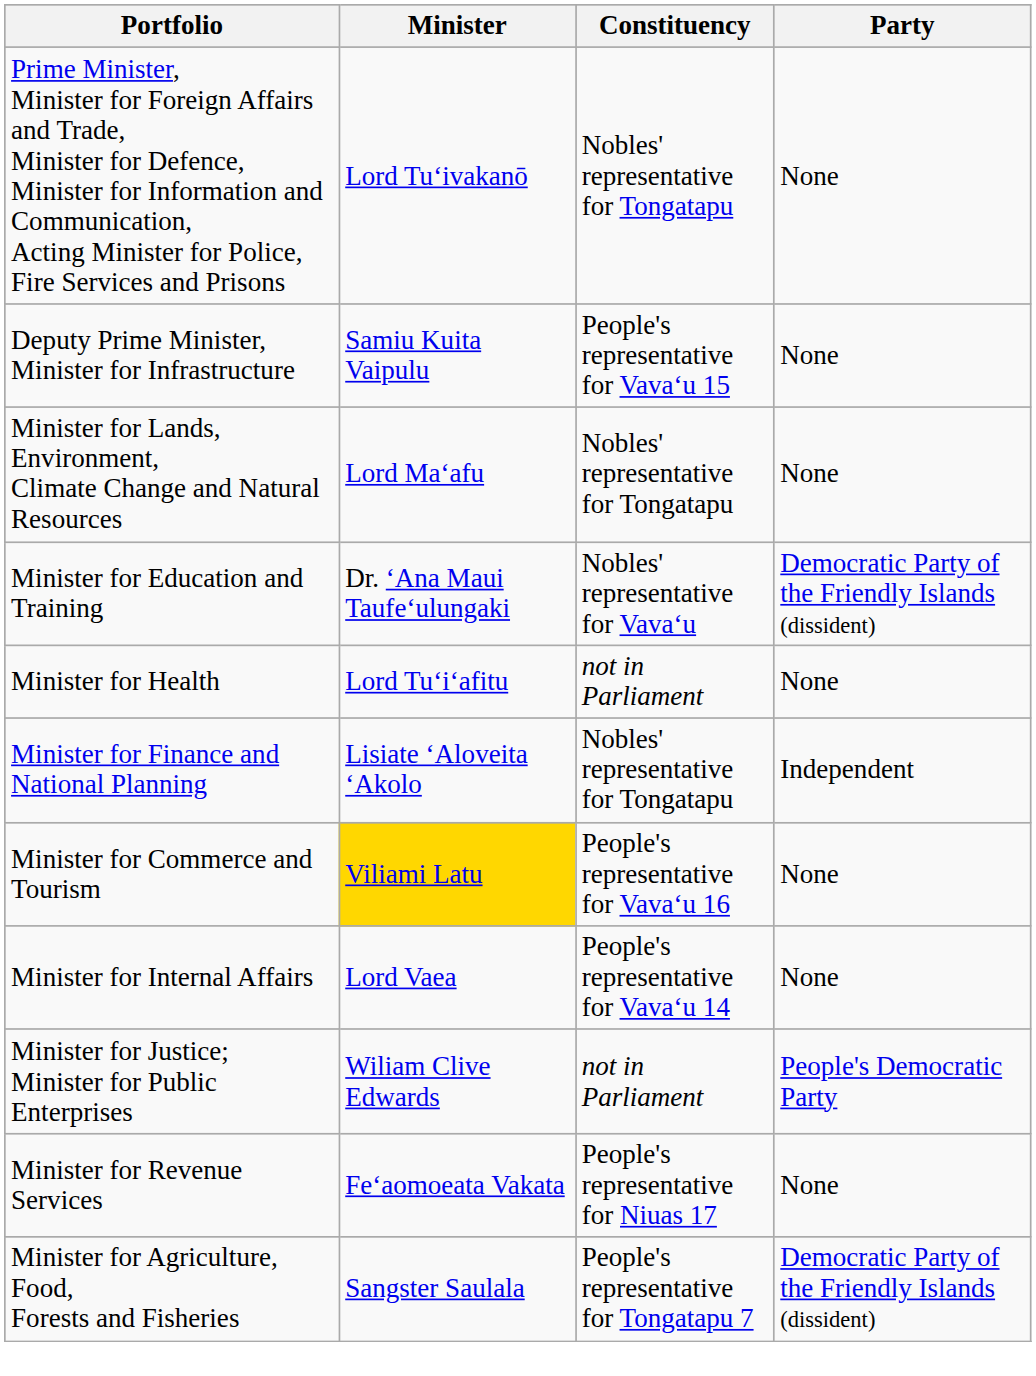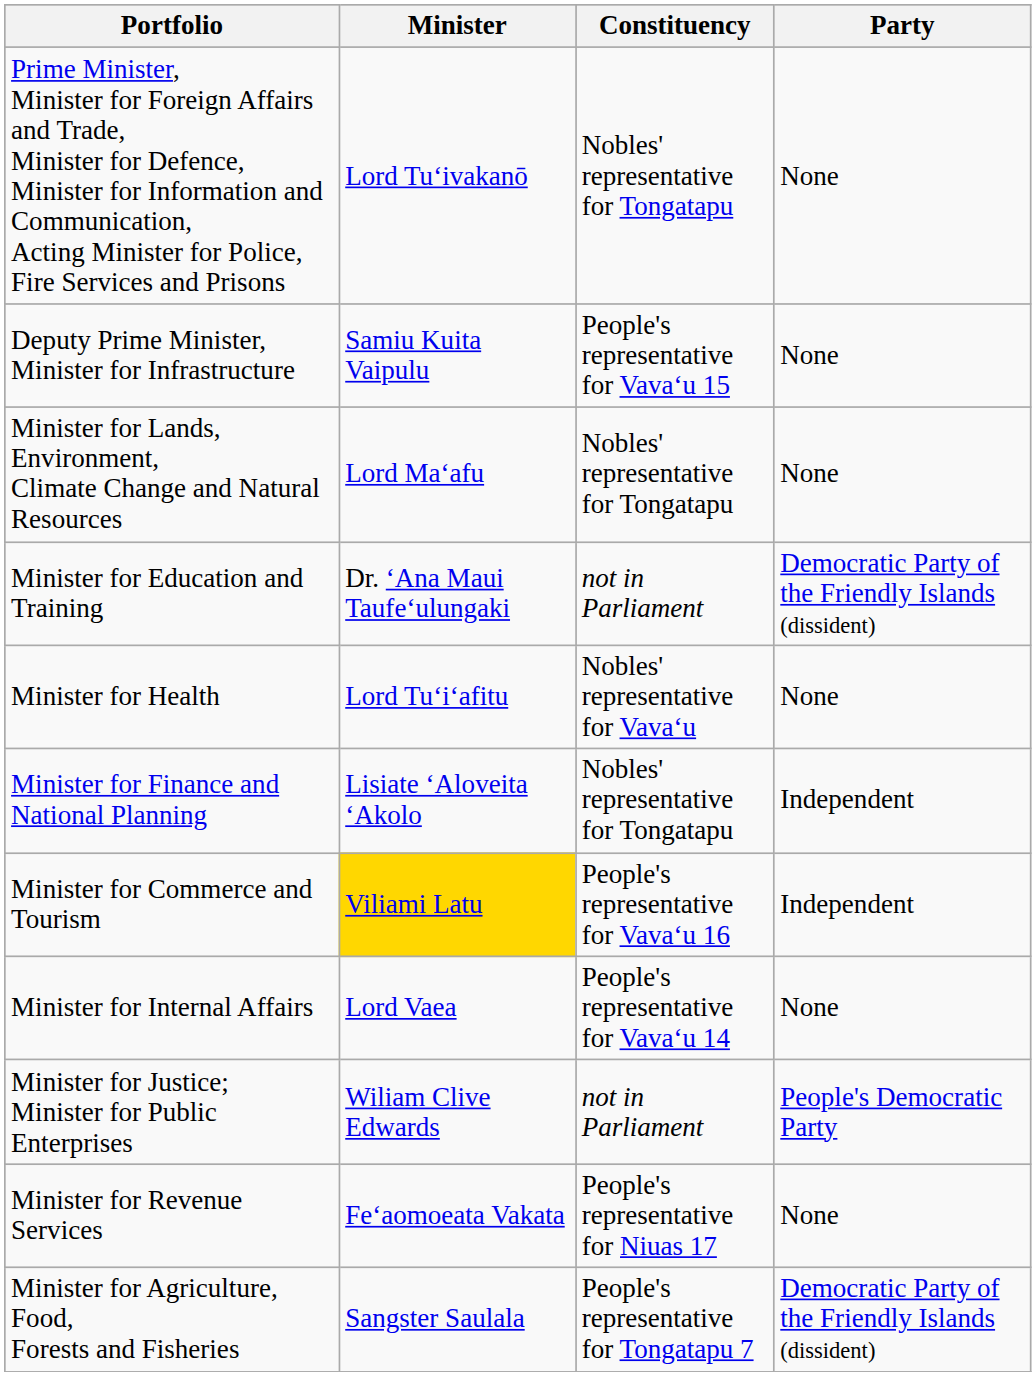(658, 592) Nobles' representative for Vavaʻu -> (643, 592) not in Parliament
(643, 681) not in Parliament -> (658, 696) Nobles' representative for Vavaʻu
(810, 873) None -> (847, 904) Independent
